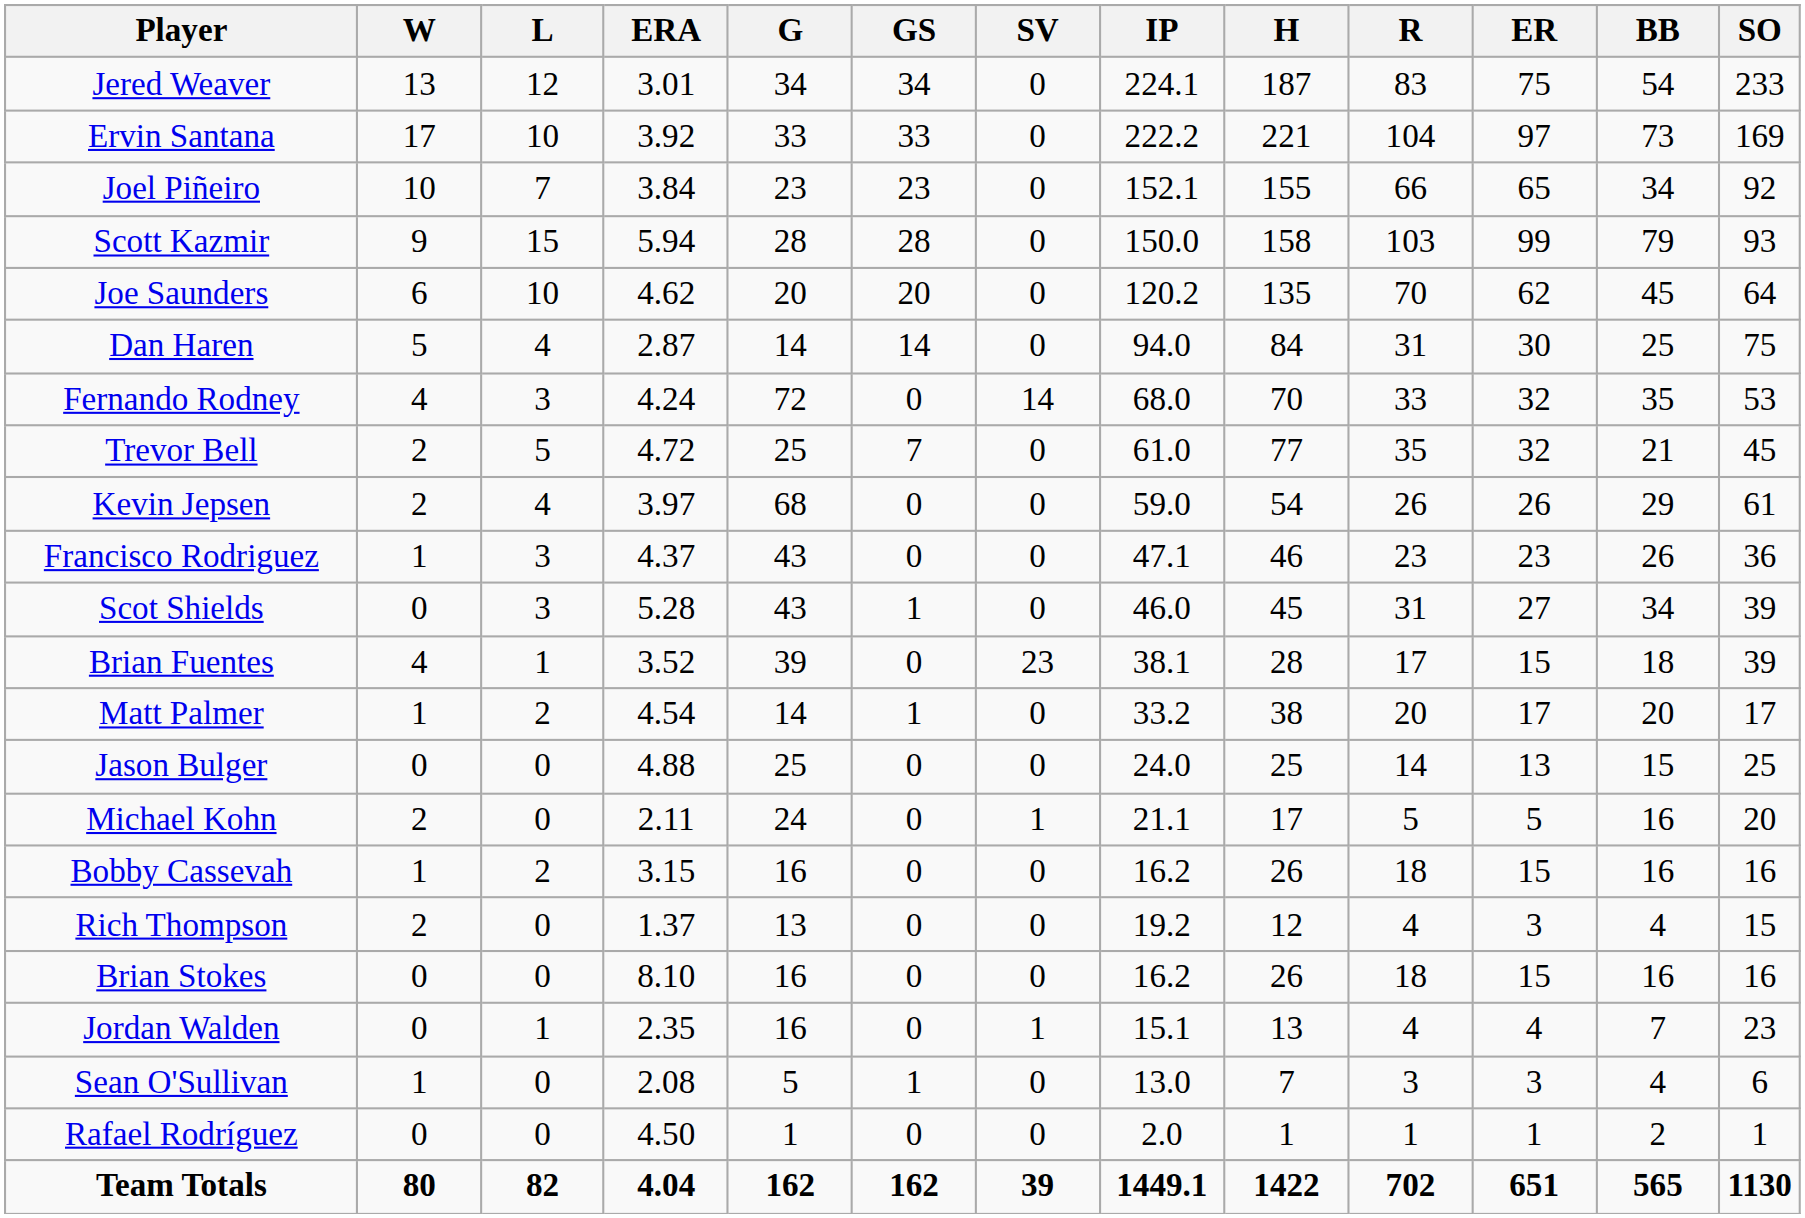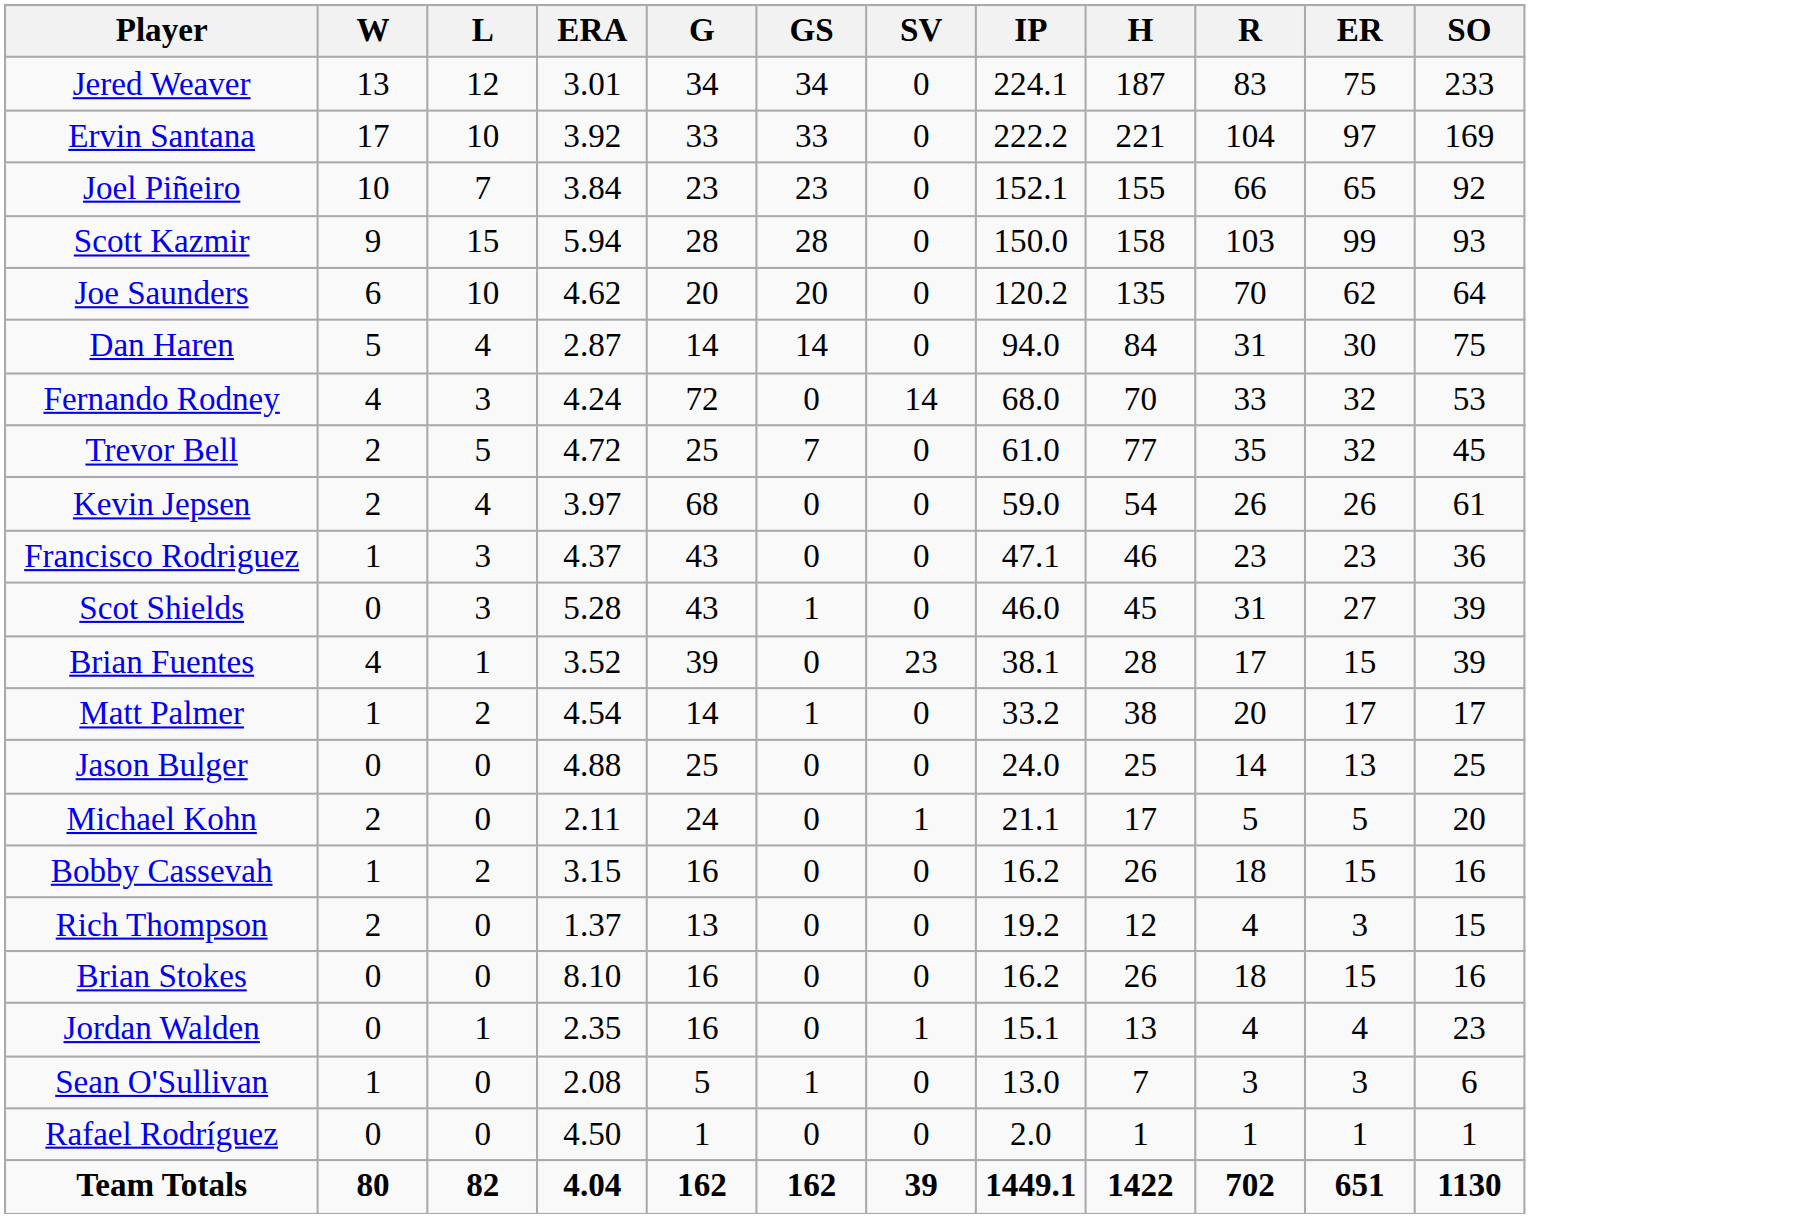- column: (1658, 30)
